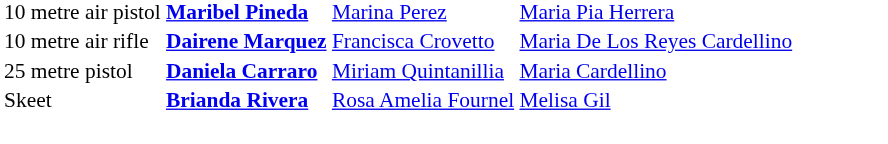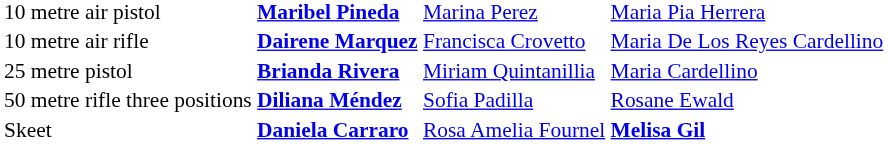(242, 70) Daniela Carraro -> (328, 70) Brianda Rivera
+ row: (128, 100)
(237, 100) Brianda Rivera -> (333, 129) Daniela Carraro
(565, 100) normal -> (658, 129) bold
